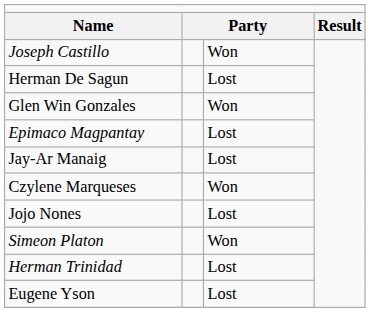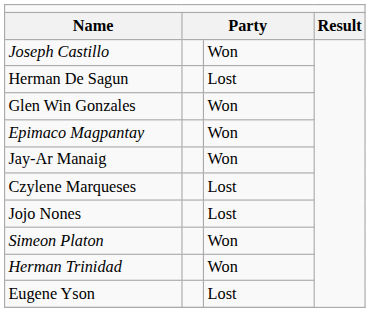(222, 133) Lost -> (223, 133) Won
(222, 160) Lost -> (223, 160) Won
(223, 186) Won -> (222, 186) Lost
(222, 267) Lost -> (223, 267) Won
